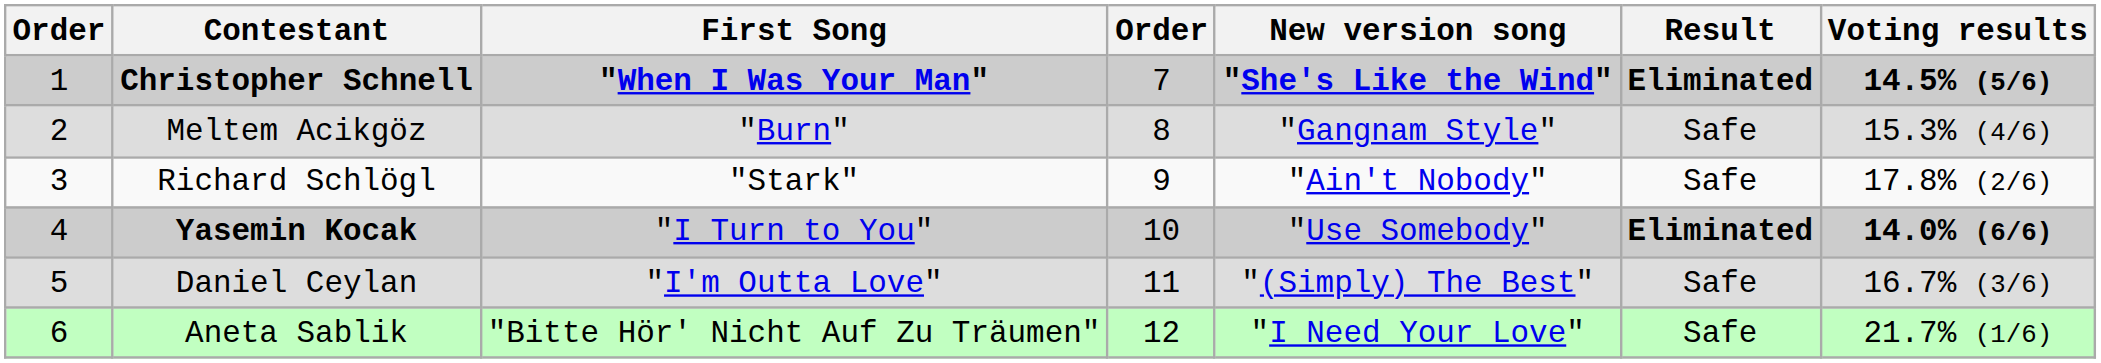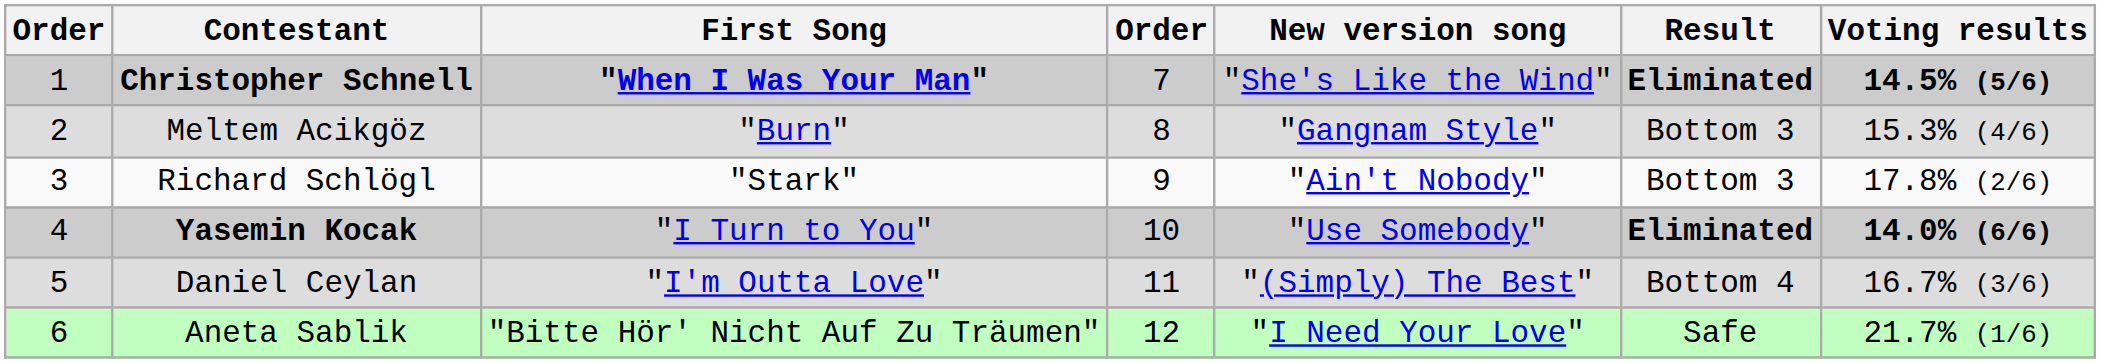(1418, 81) bold -> (1418, 81) normal
(1720, 131) Safe -> (1720, 131) Bottom 3
(1720, 182) Safe -> (1720, 182) Bottom 3
(1720, 283) Safe -> (1720, 283) Bottom 4
